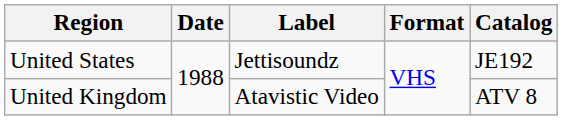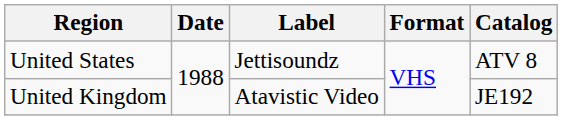(504, 59) JE192 -> (506, 59) ATV 8
(506, 96) ATV 8 -> (504, 96) JE192
